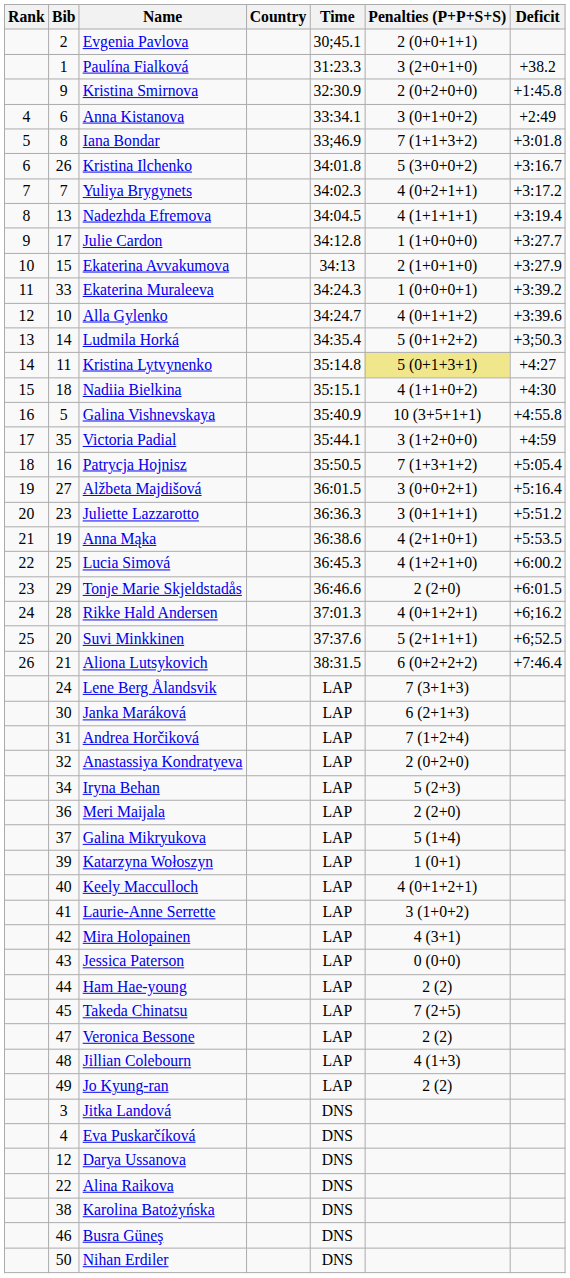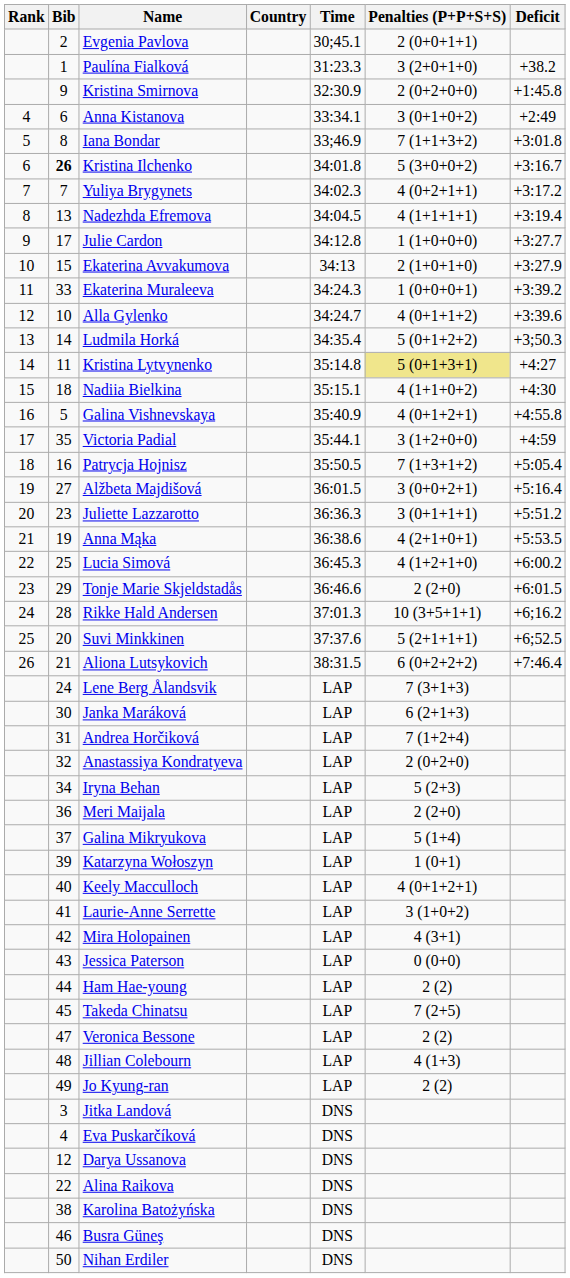(64, 166) normal -> (64, 166) bold
(437, 414) 10 (3+5+1+1) -> (437, 414) 4 (0+1+2+1)
(437, 613) 4 (0+1+2+1) -> (437, 613) 10 (3+5+1+1)
